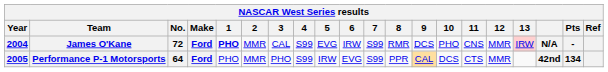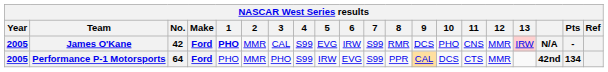(17, 43) 2004 -> (17, 43) 2005
(178, 43) 72 -> (178, 43) 42
